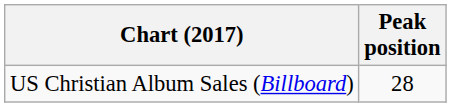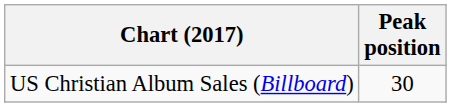(402, 83) 28 -> (402, 83) 30
